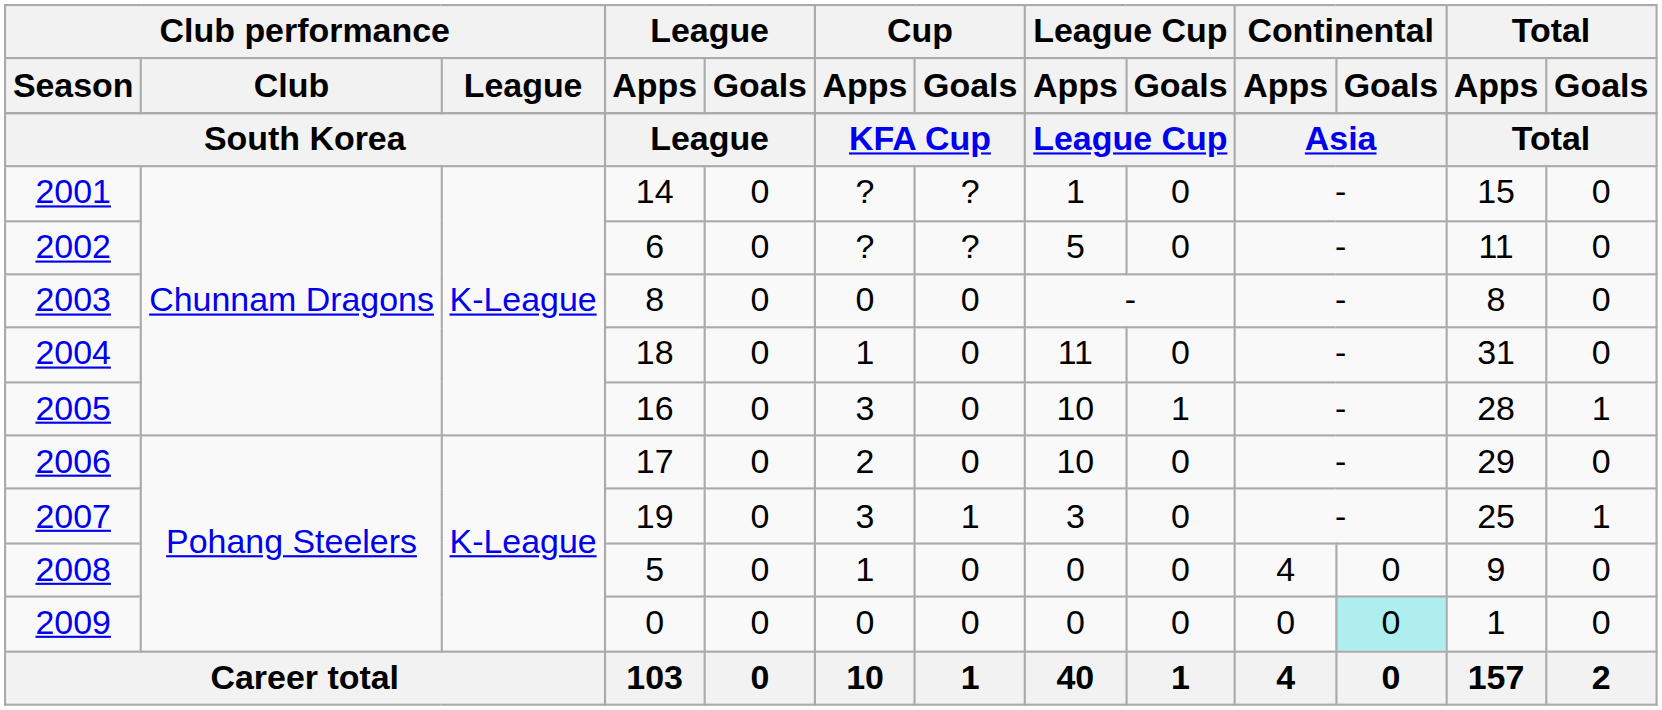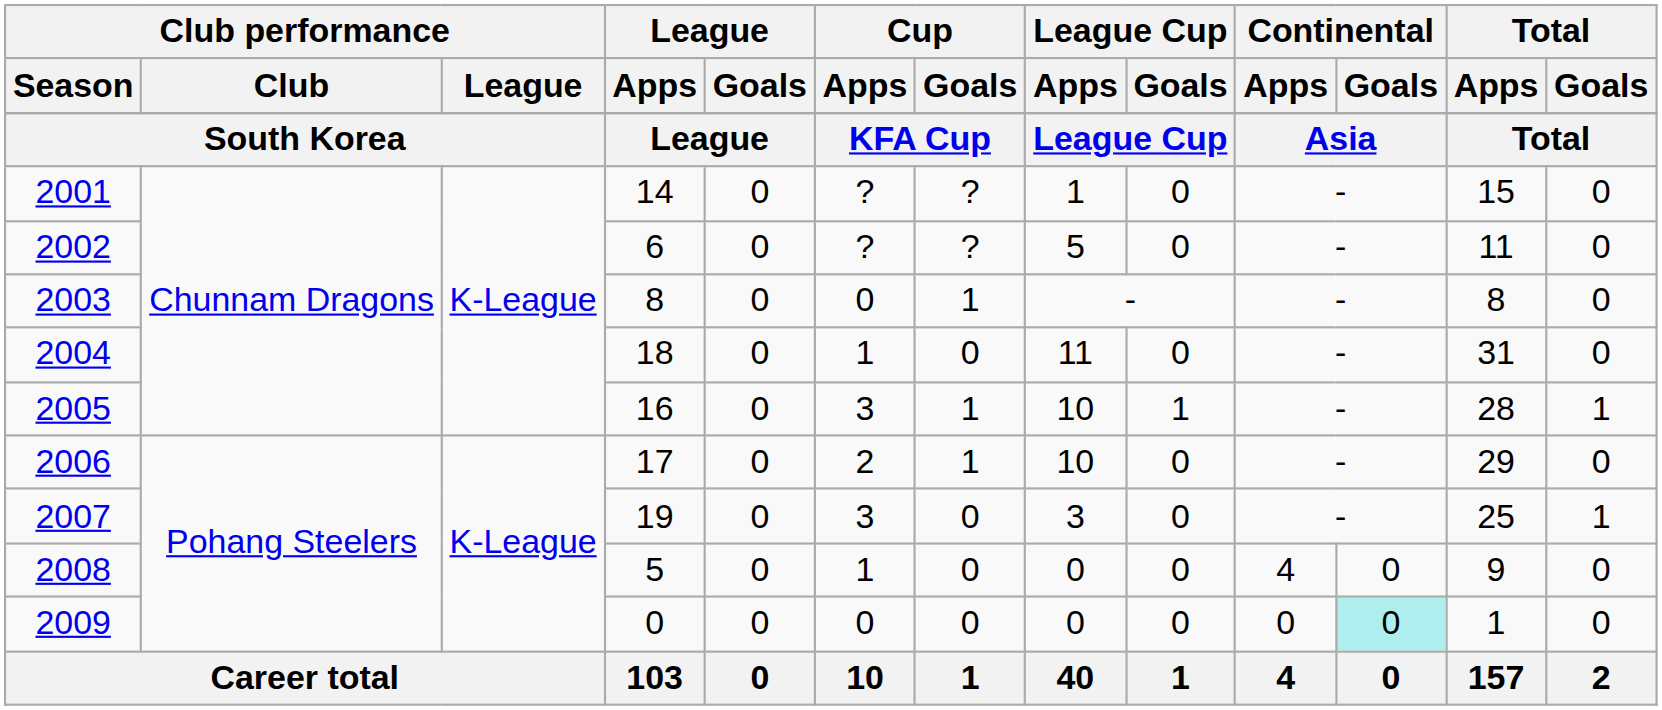(970, 300) 0 -> (970, 300) 1
(970, 407) 0 -> (970, 407) 1
(970, 461) 0 -> (970, 461) 1
(970, 515) 1 -> (970, 515) 0
